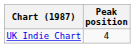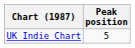(106, 36) 4 -> (106, 36) 5
